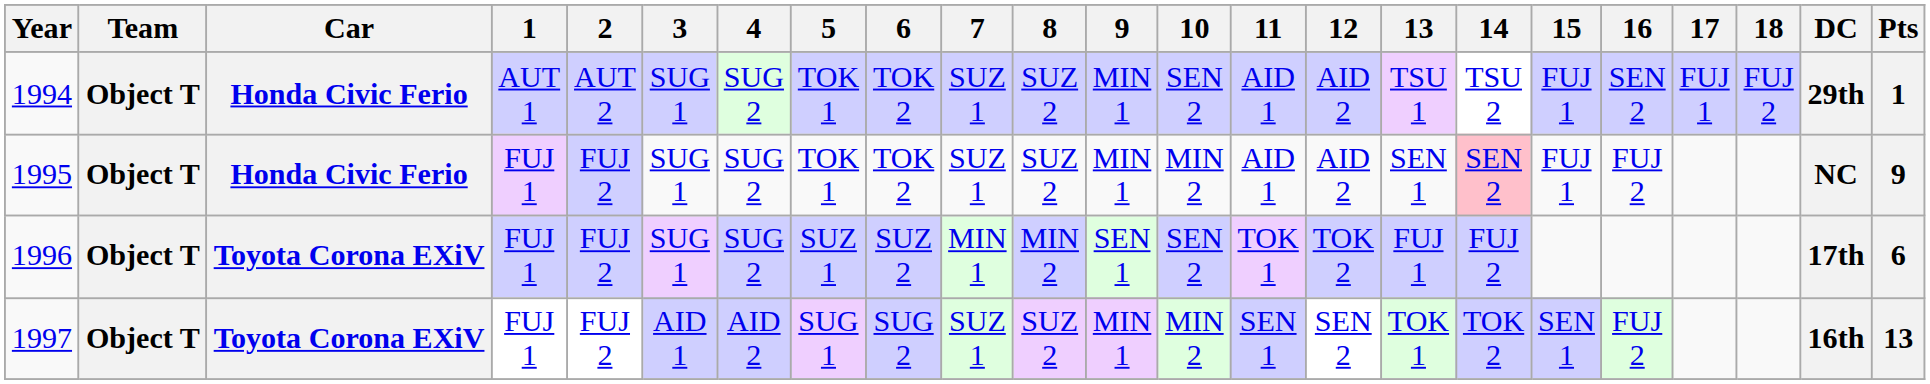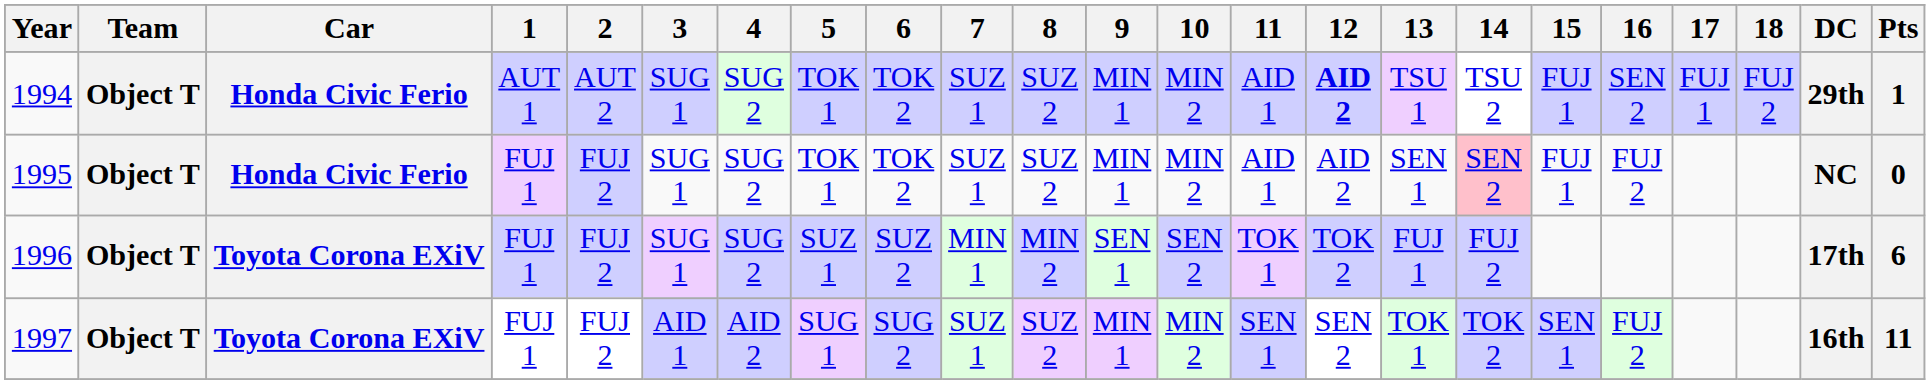(1194, 92) SEN 2 -> (1194, 92) MIN 2
(1343, 92) normal -> (1343, 92) bold
(1898, 174) 9 -> (1898, 174) 0
(1898, 337) 13 -> (1898, 337) 11
